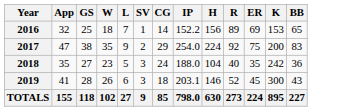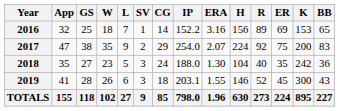+ column: (216, 13)
